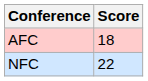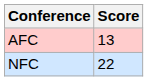(106, 40) 18 -> (106, 40) 13
